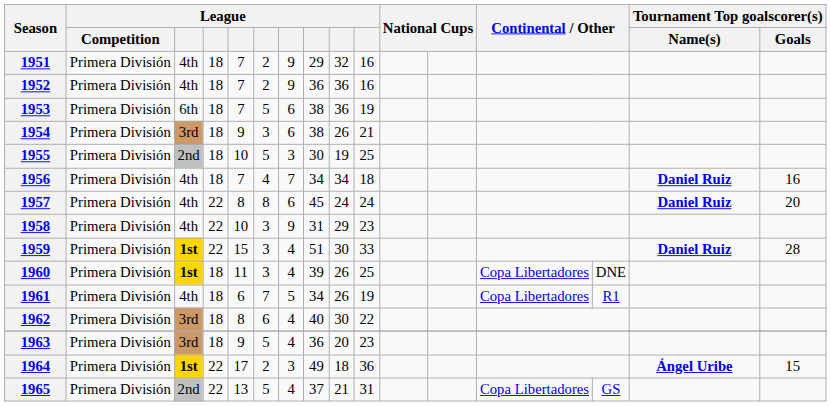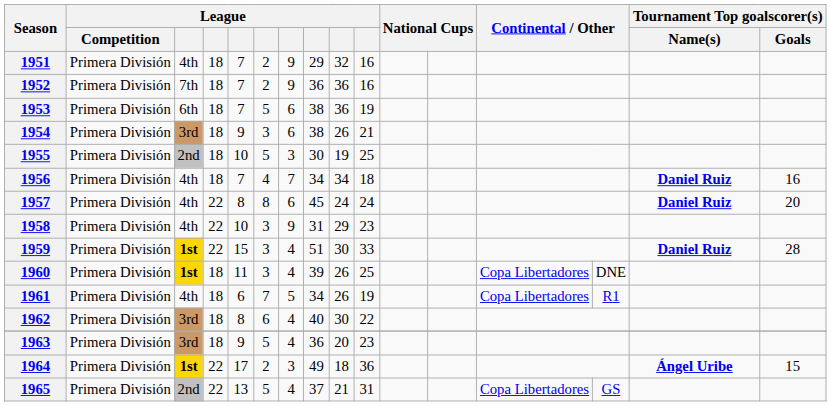(189, 86) 4th -> (189, 86) 7th
